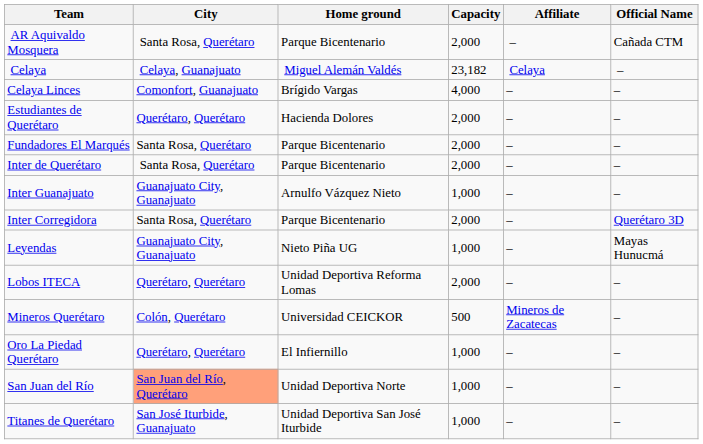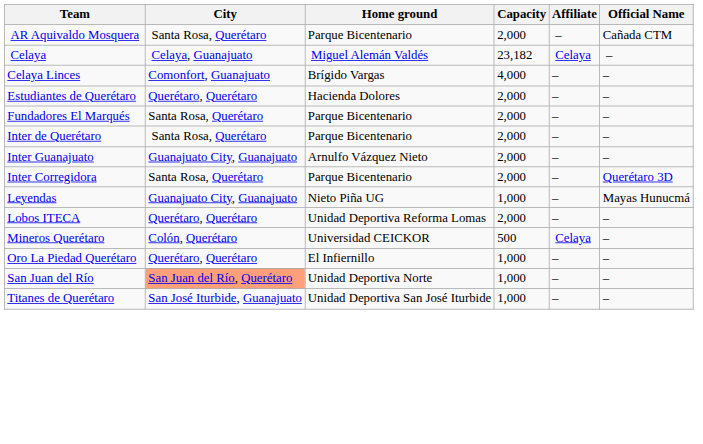(466, 192) 1,000 -> (512, 156) 2,000
(535, 317) Mineros de Zacatecas -> (573, 237) Celaya
